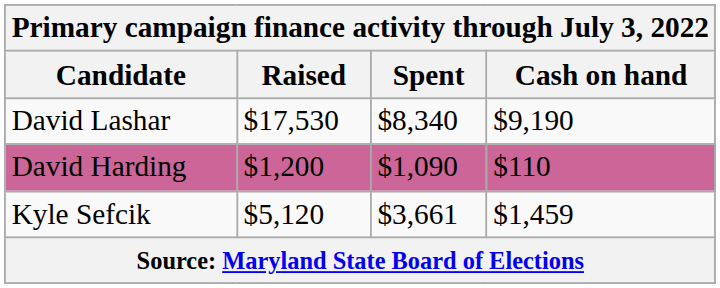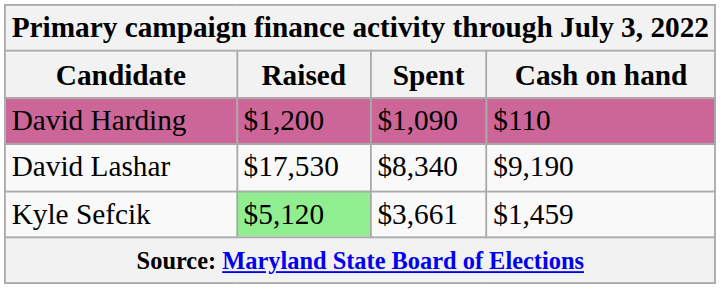rows swapped: (99, 167) <-> (91, 120)
(284, 213) no background -> (284, 213) lightgreen background
